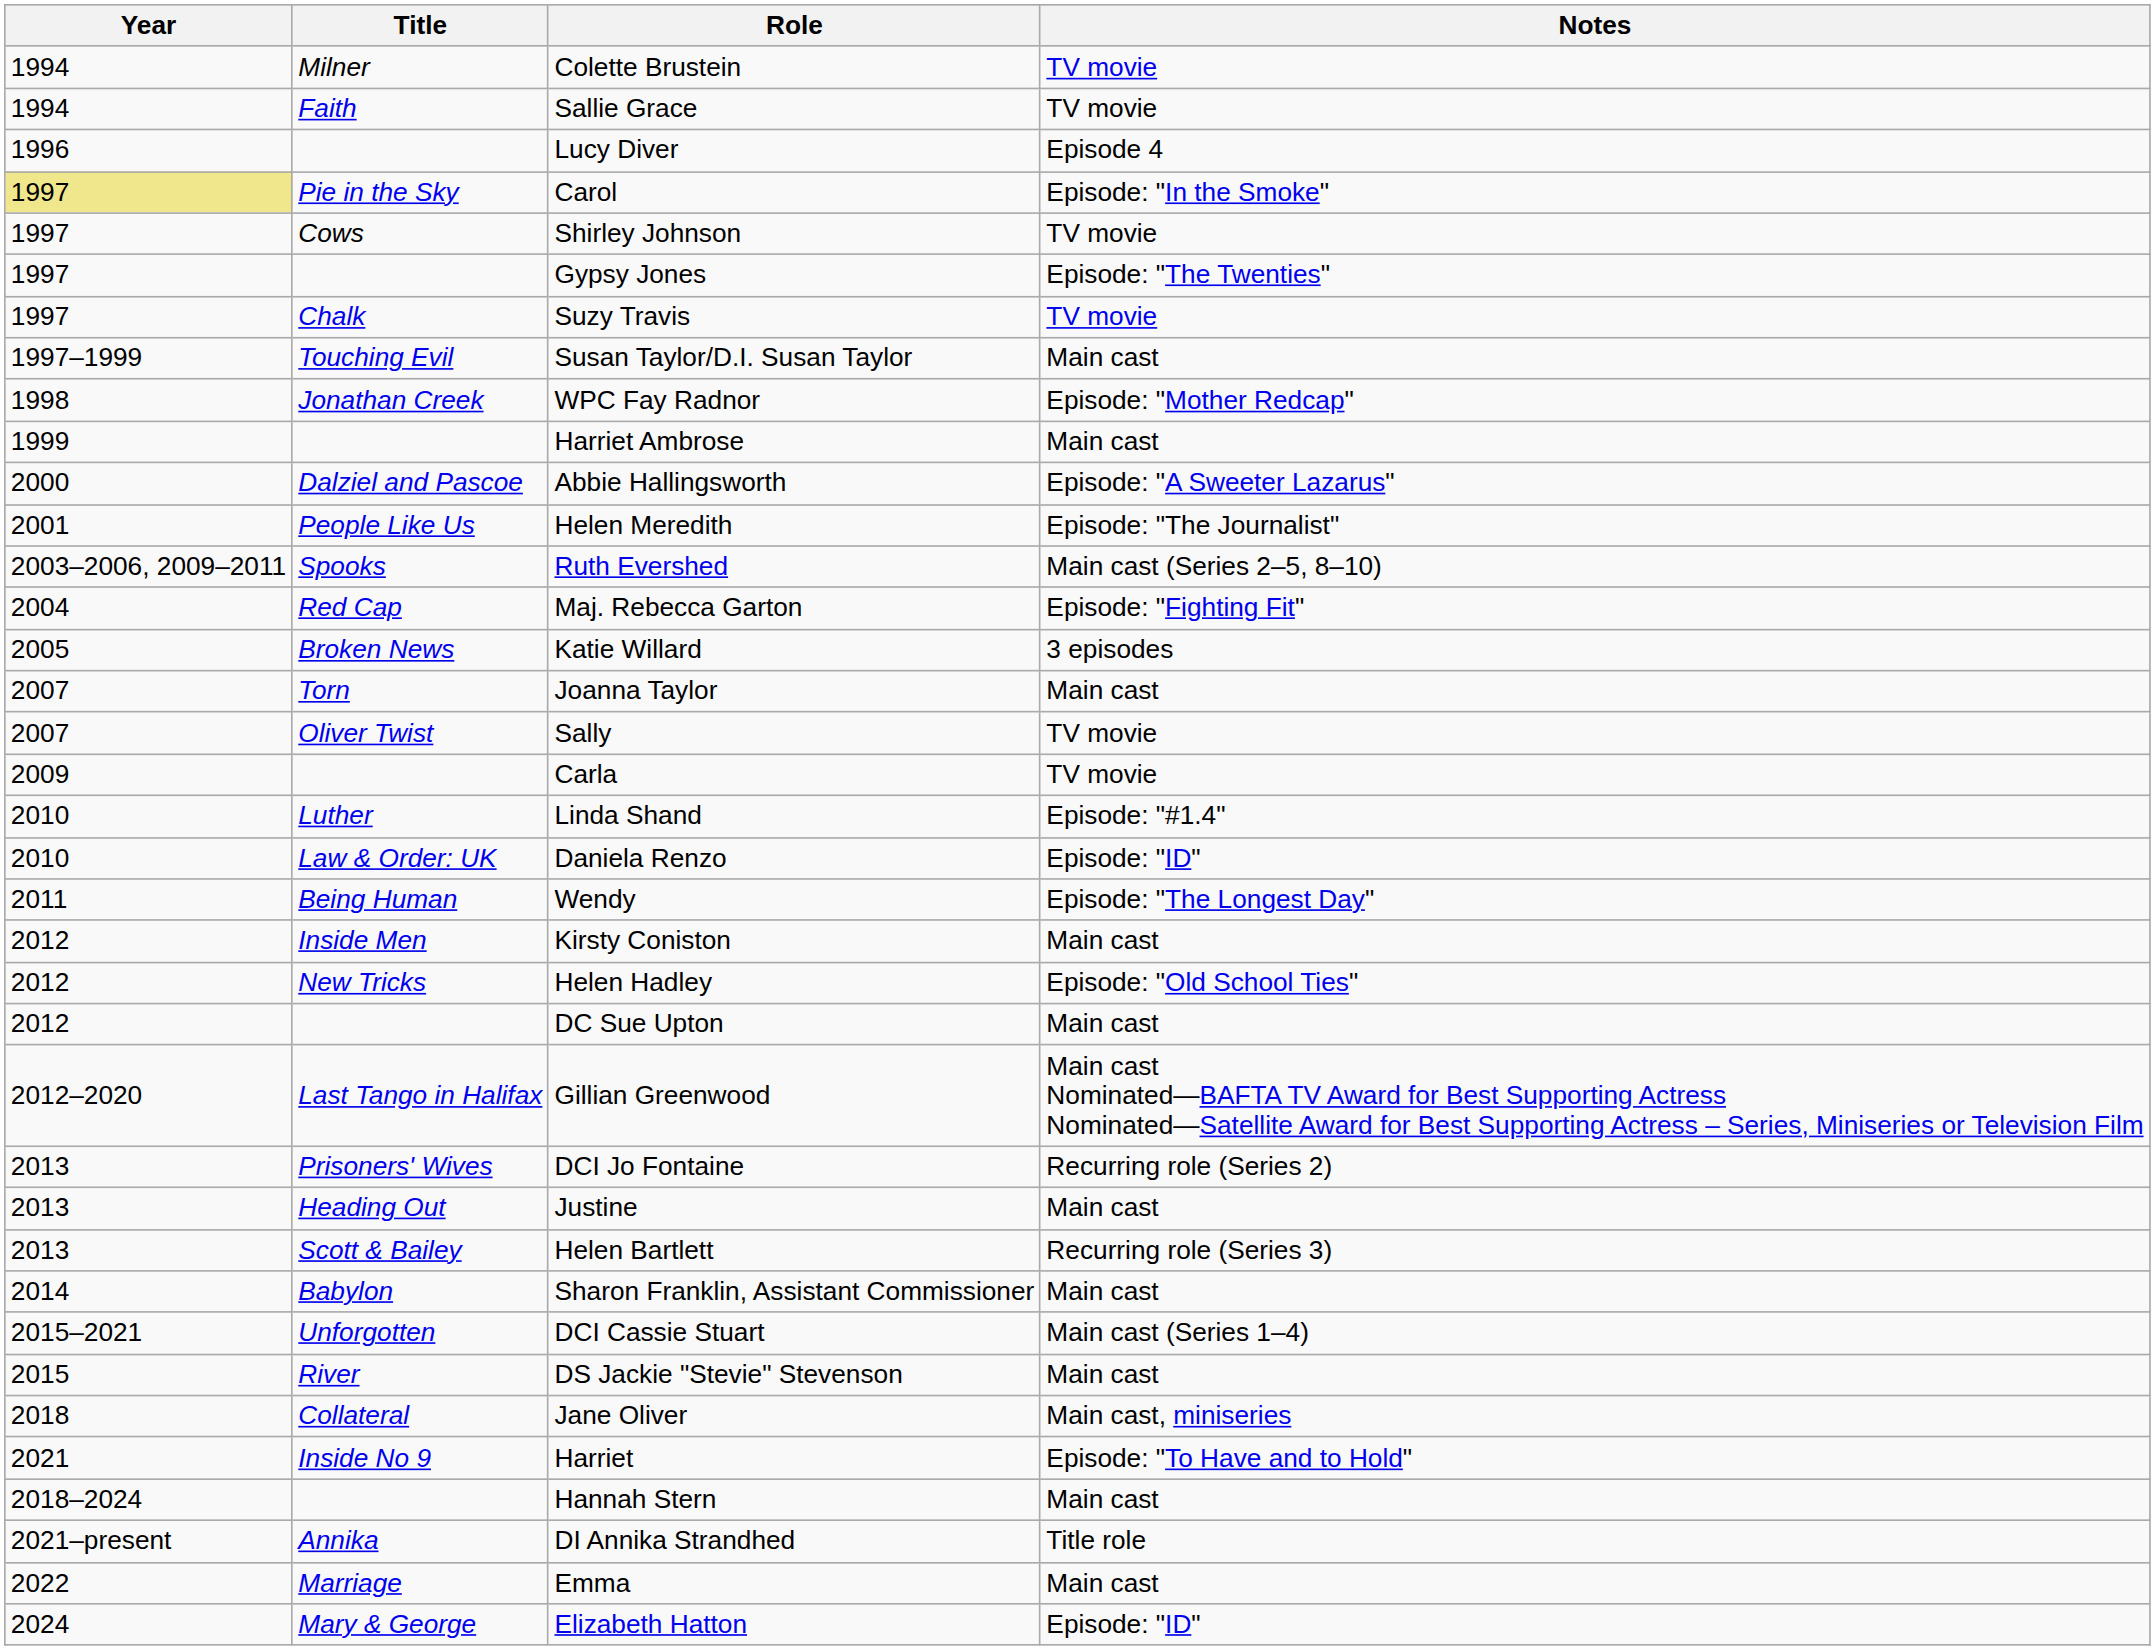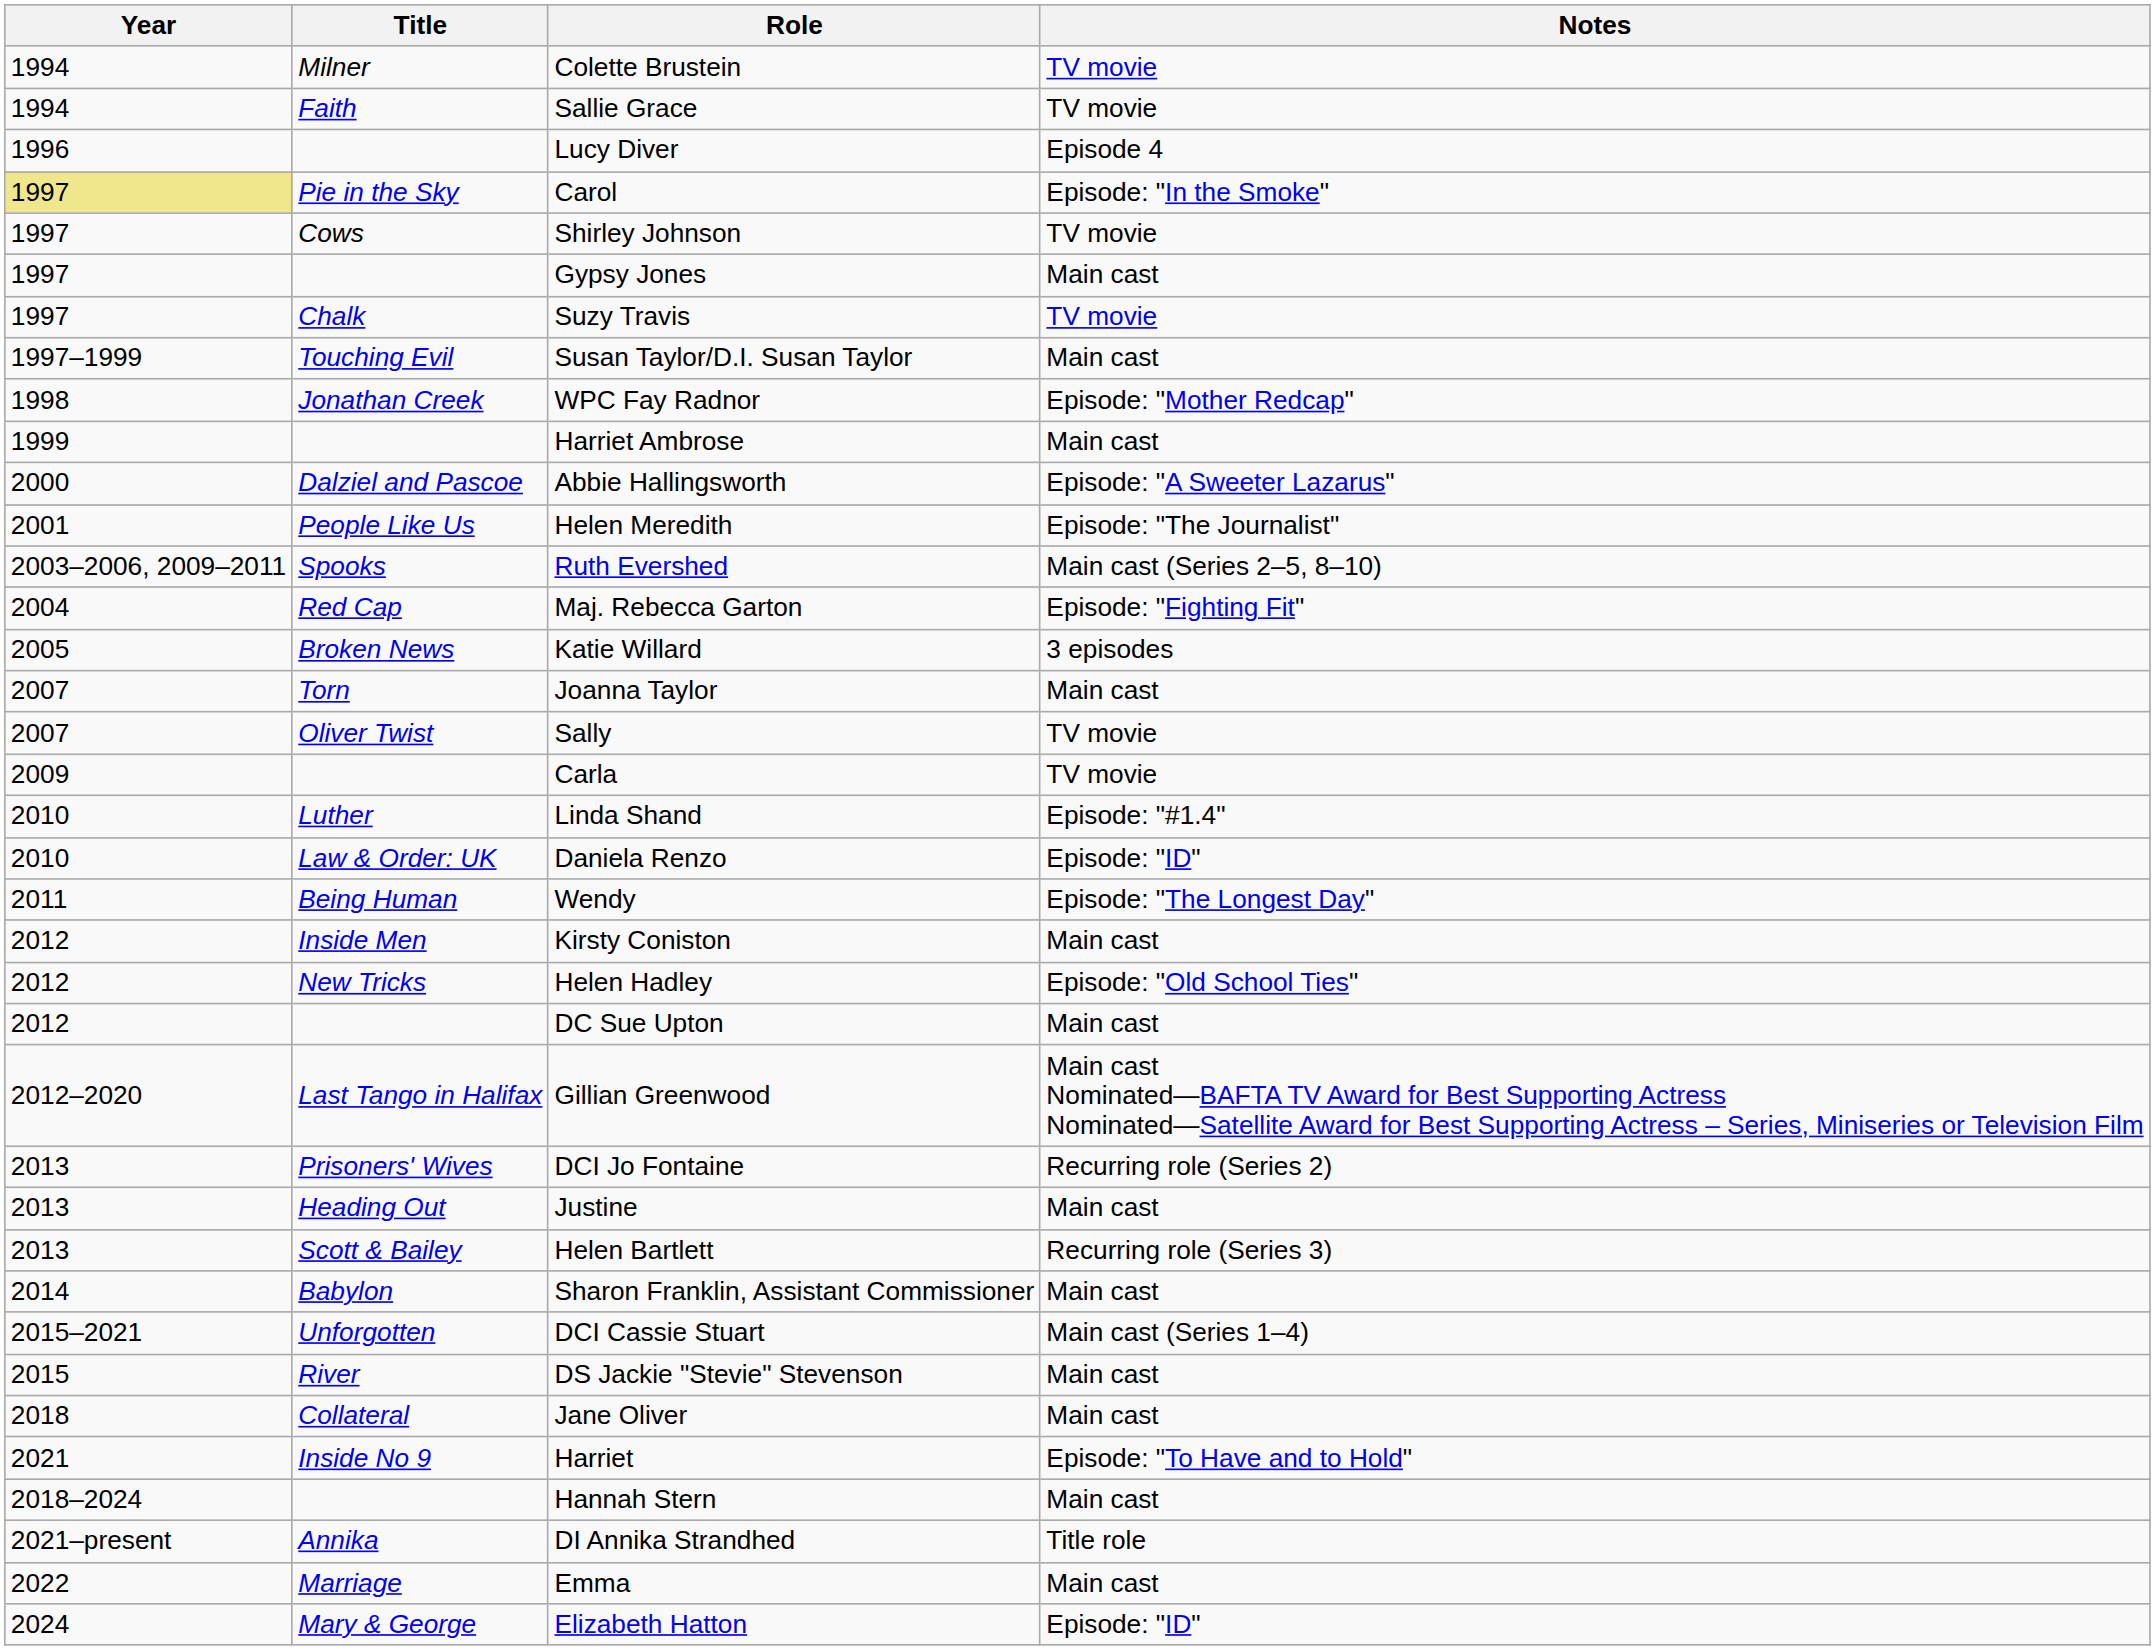(1188, 274) Episode: "The Twenties" -> (1103, 274) Main cast
(1169, 1416) Main cast, miniseries -> (1103, 1416) Main cast
